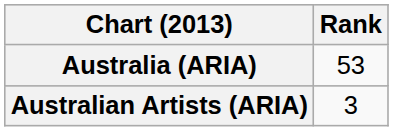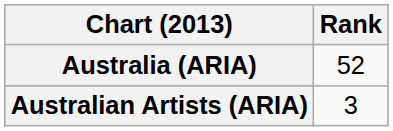(351, 65) 53 -> (351, 65) 52
